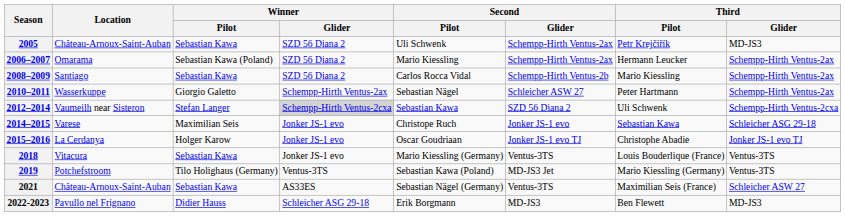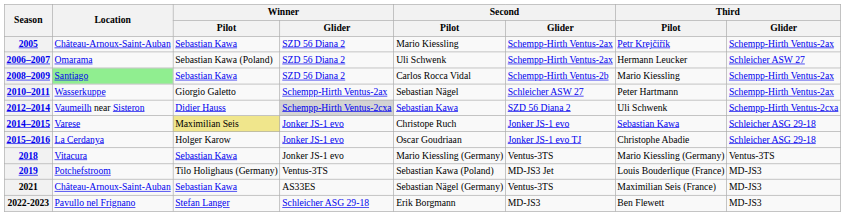(421, 44) Uli Schwenk -> (427, 44) Mario Kiessling
(745, 44) MD-JS3 -> (782, 44) Schempp-Hirth Ventus-2ax
(427, 60) Mario Kiessling -> (421, 60) Uli Schwenk
(782, 60) Schempp-Hirth Ventus-2ax -> (767, 60) Schleicher ASW 27
(71, 76) no background -> (71, 76) lightgreen background
(202, 108) Stefan Langer -> (201, 108) Didier Hauss
(207, 124) no background -> (207, 124) khaki background
(766, 140) Jonker JS-1 evo TJ -> (772, 140) Schleicher ASG 29-18
(671, 156) Louis Bouderlique (France) -> (671, 156) Mario Kiessling (Germany)
(671, 171) Mario Kiessling (Germany) -> (671, 171) Louis Bouderlique (France)
(752, 171) Ventus-3TS -> (745, 171) MD-JS3
(767, 187) Schleicher ASW 27 -> (745, 187) MD-JS3
(201, 203) Didier Hauss -> (202, 203) Stefan Langer
